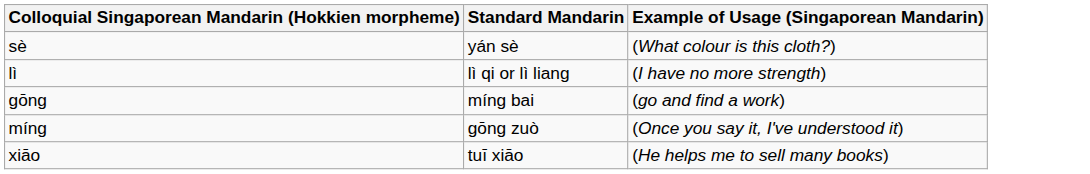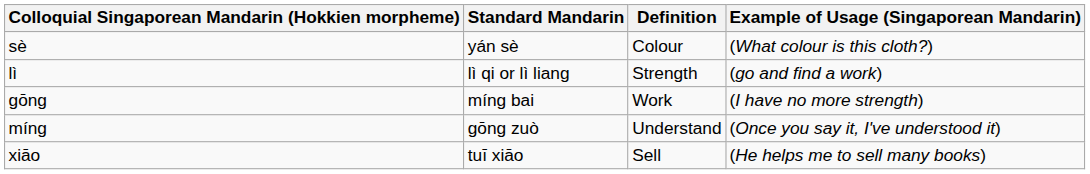+ column: (677, 18)
(729, 73) (I have no more strength) -> (806, 73) (go and find a work)
(709, 100) (go and find a work) -> (827, 100) (I have no more strength)
